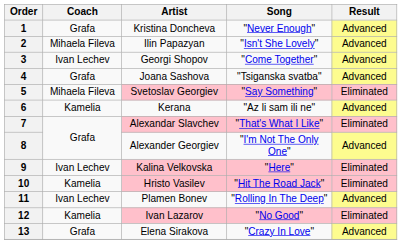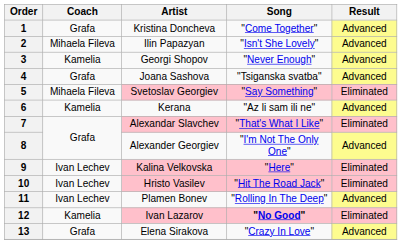(279, 28) "Never Enough" -> (279, 28) "Come Together"
(82, 60) Ivan Lechev -> (82, 60) Kamelia
(279, 60) "Come Together" -> (279, 60) "Never Enough"
(82, 183) Kamelia -> (82, 183) Ivan Lechev
(279, 215) normal -> (279, 215) bold
